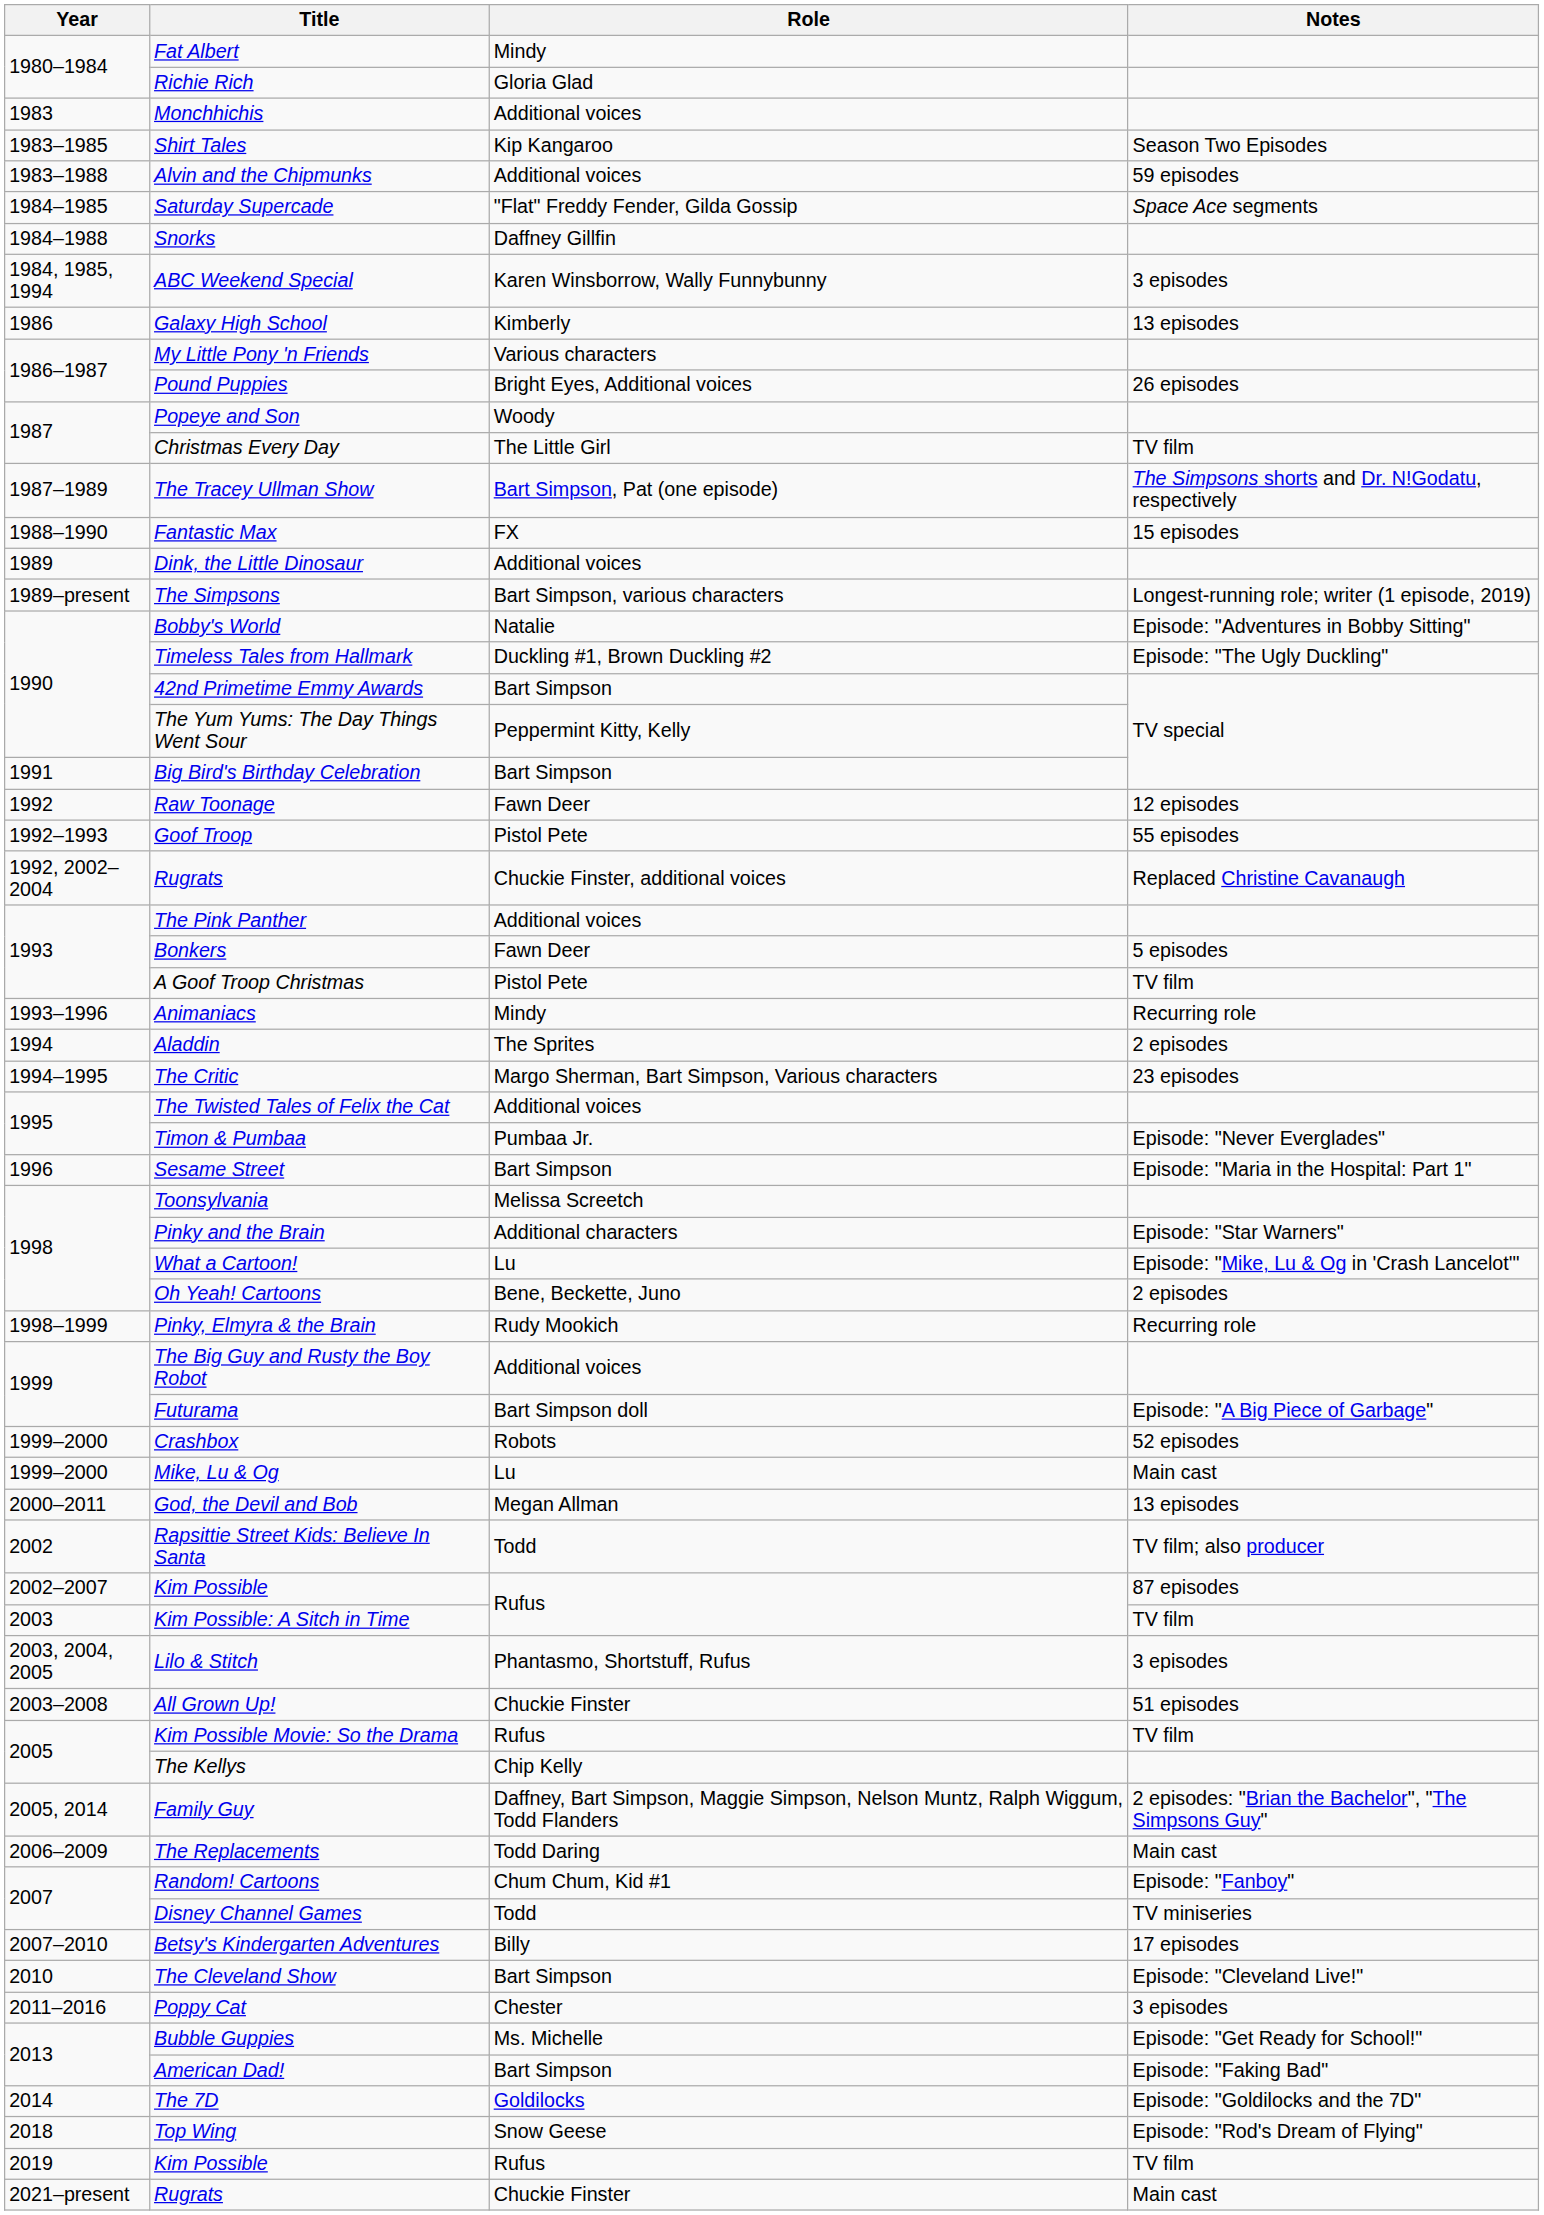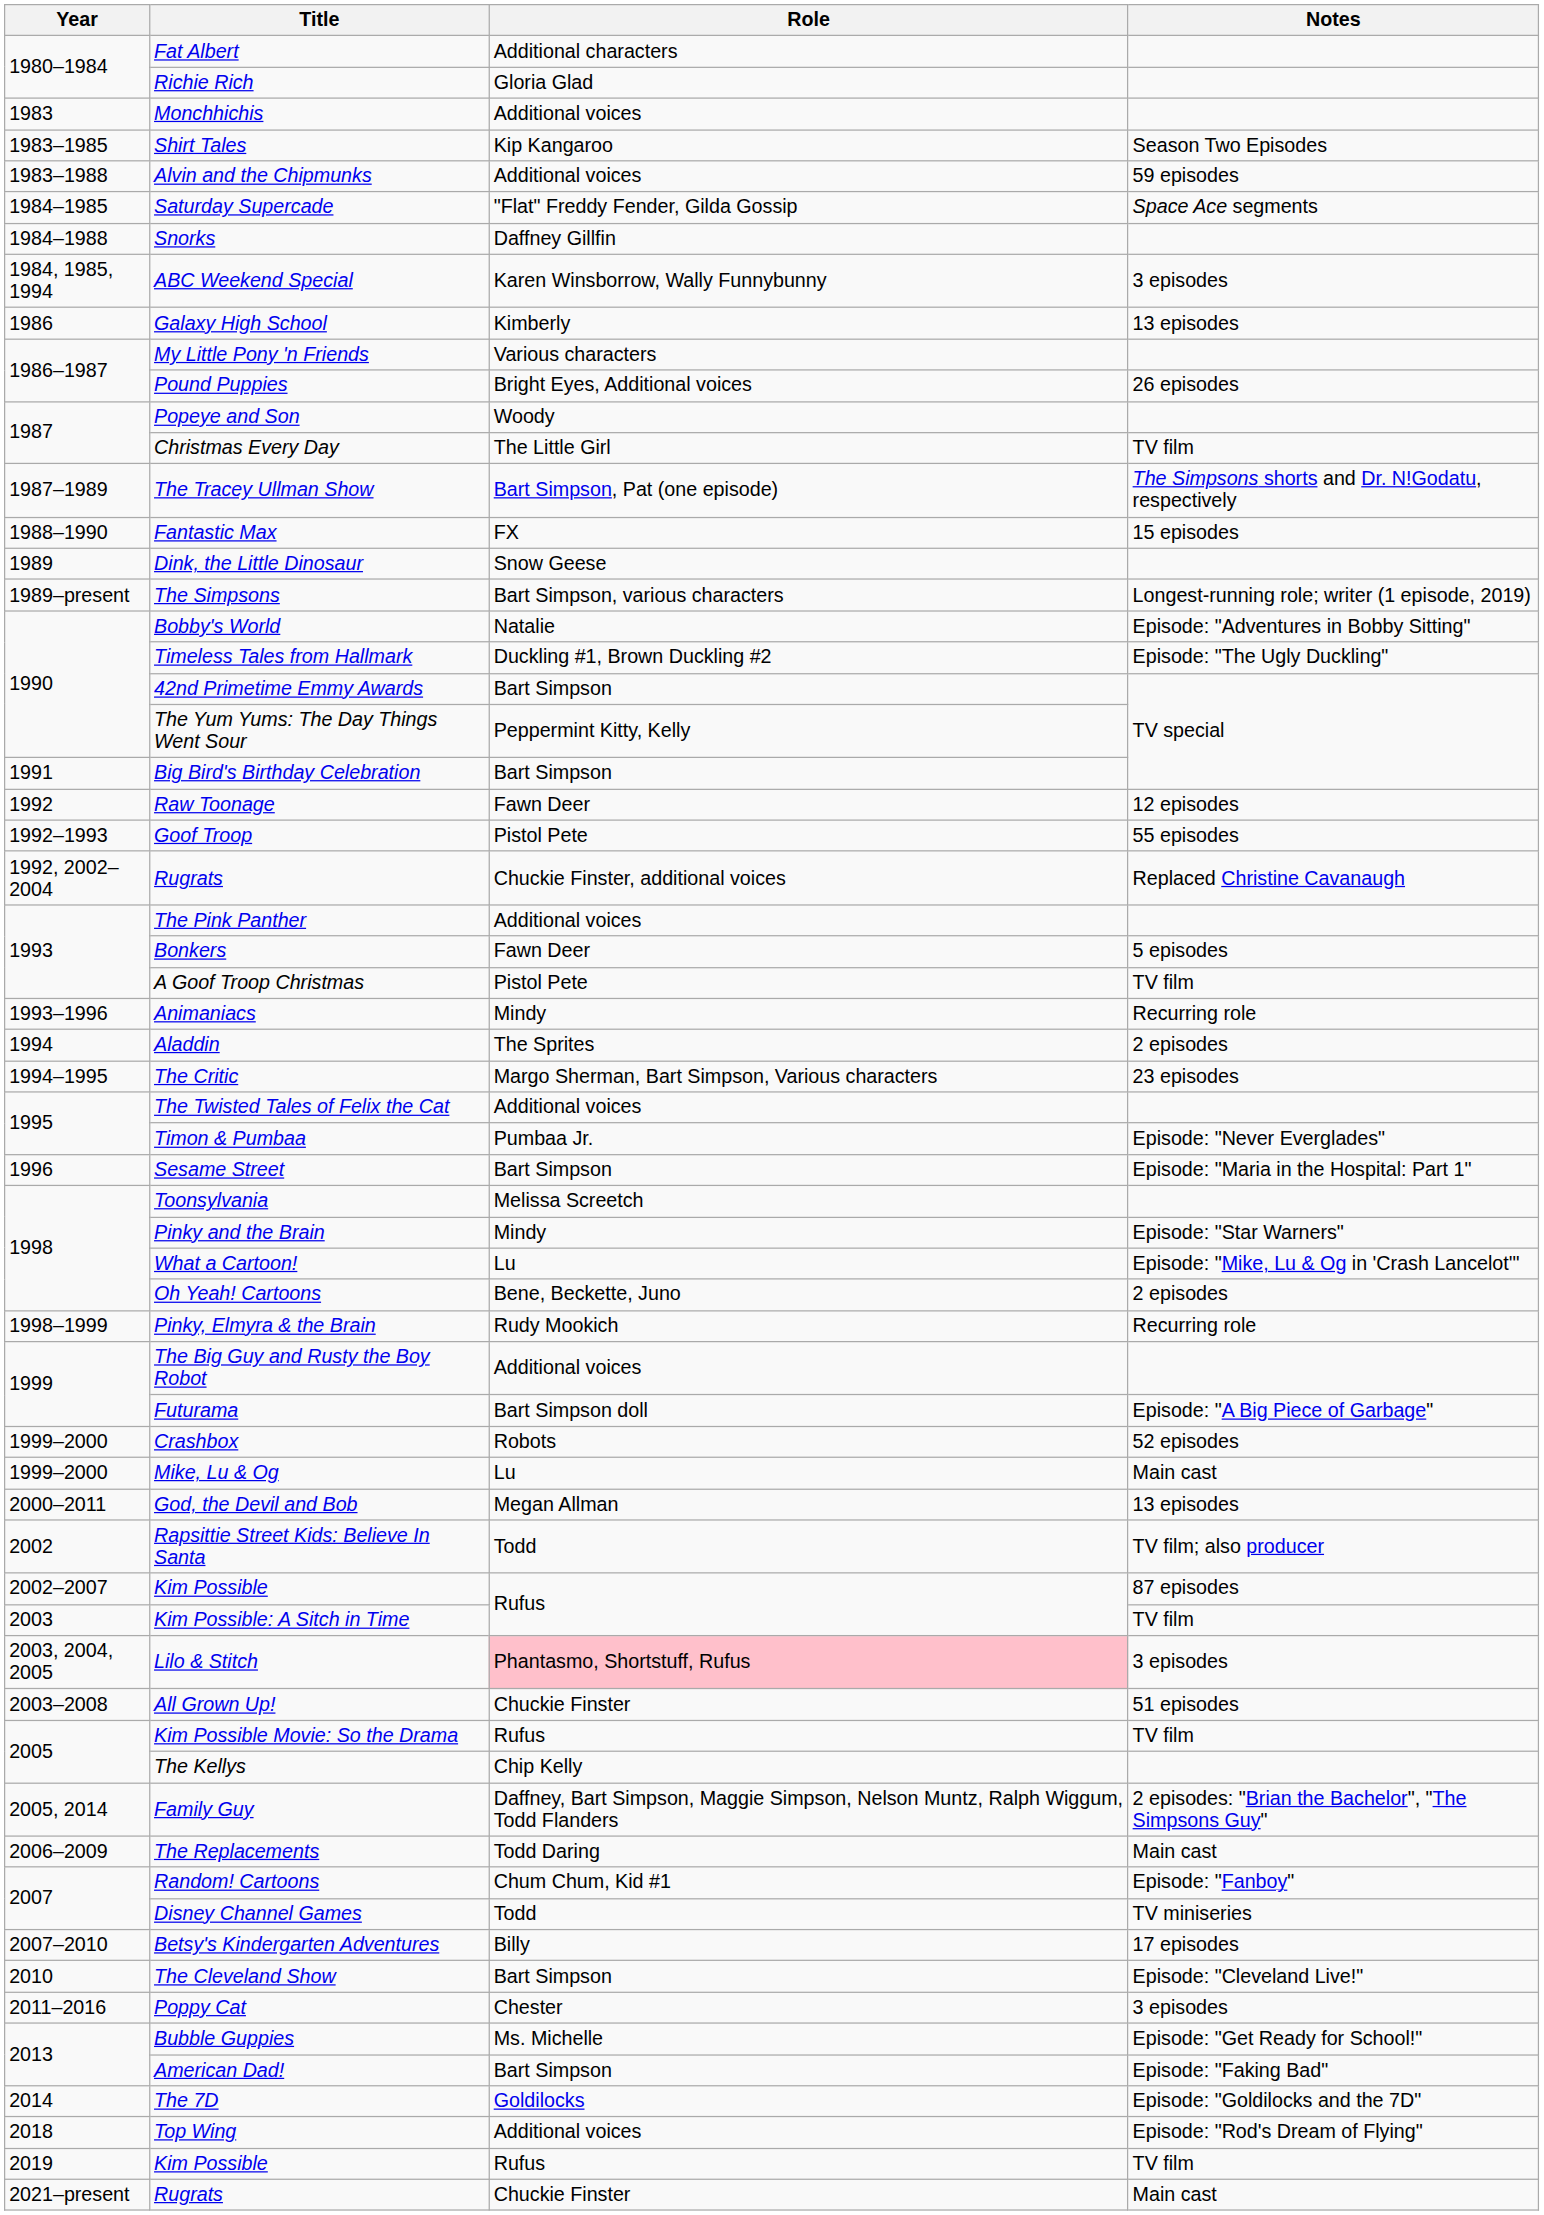(520, 51) Mindy -> (586, 51) Additional characters
(568, 563) Additional voices -> (550, 563) Snow Geese
(586, 1232) Additional characters -> (520, 1232) Mindy
(622, 1662) no background -> (622, 1662) pink background
(550, 2132) Snow Geese -> (568, 2132) Additional voices
